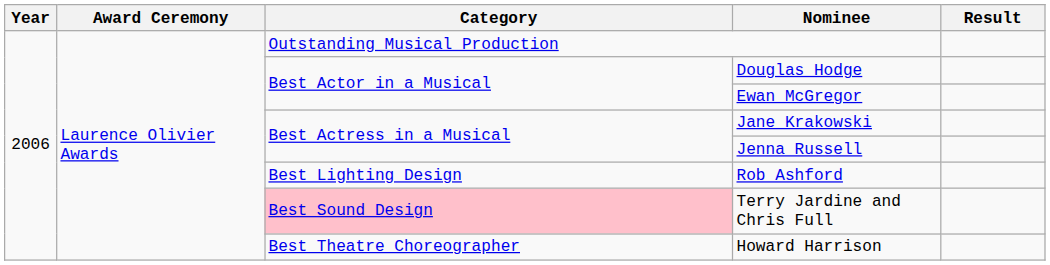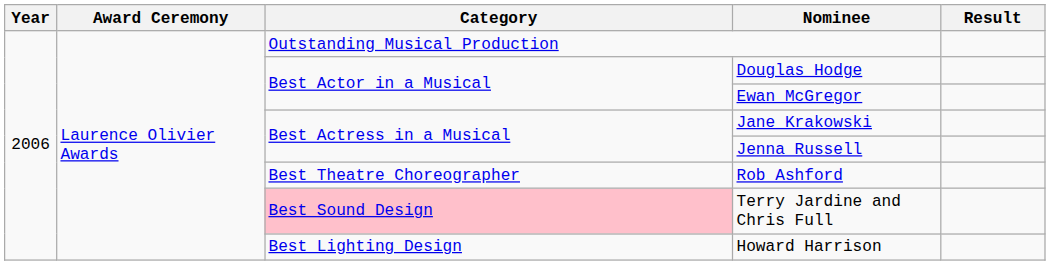(365, 175) Best Lighting Design -> (394, 175) Best Theatre Choreographer
(394, 247) Best Theatre Choreographer -> (365, 247) Best Lighting Design
